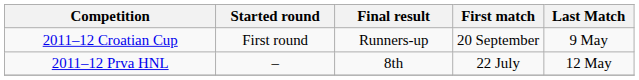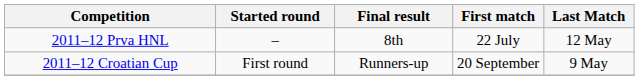rows swapped: (110, 63) <-> (110, 39)
